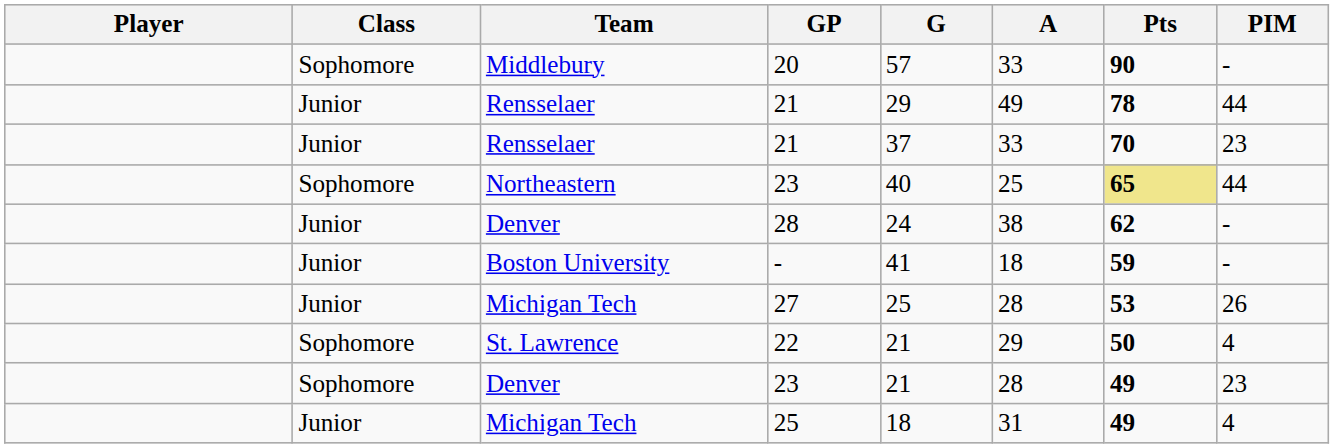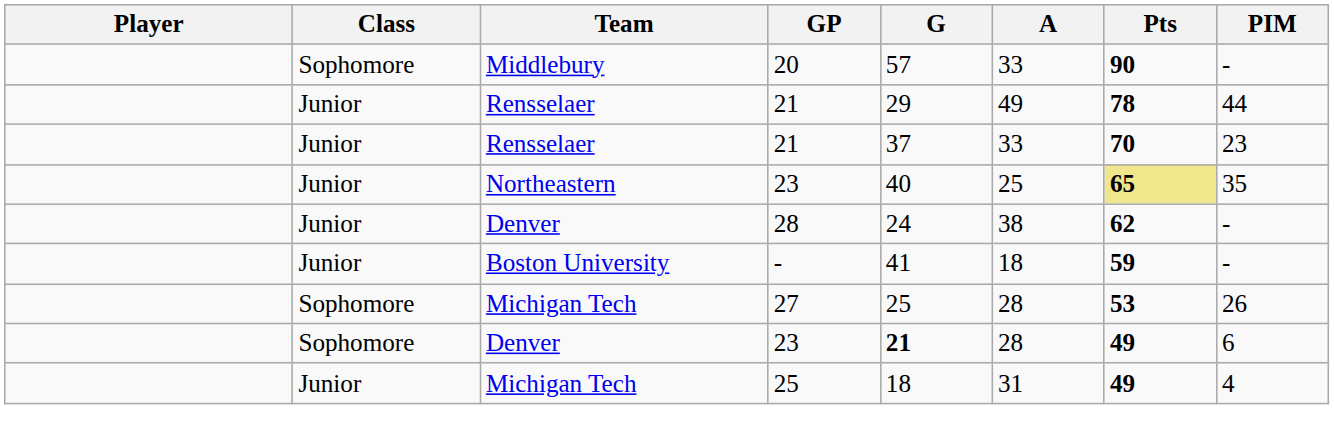(356, 183) Sophomore -> (330, 183) Junior
(1235, 183) 44 -> (1235, 183) 35
(330, 303) Junior -> (356, 303) Sophomore
- row: (552, 343)
(898, 382) normal -> (898, 343) bold
(1235, 382) 23 -> (1228, 343) 6
